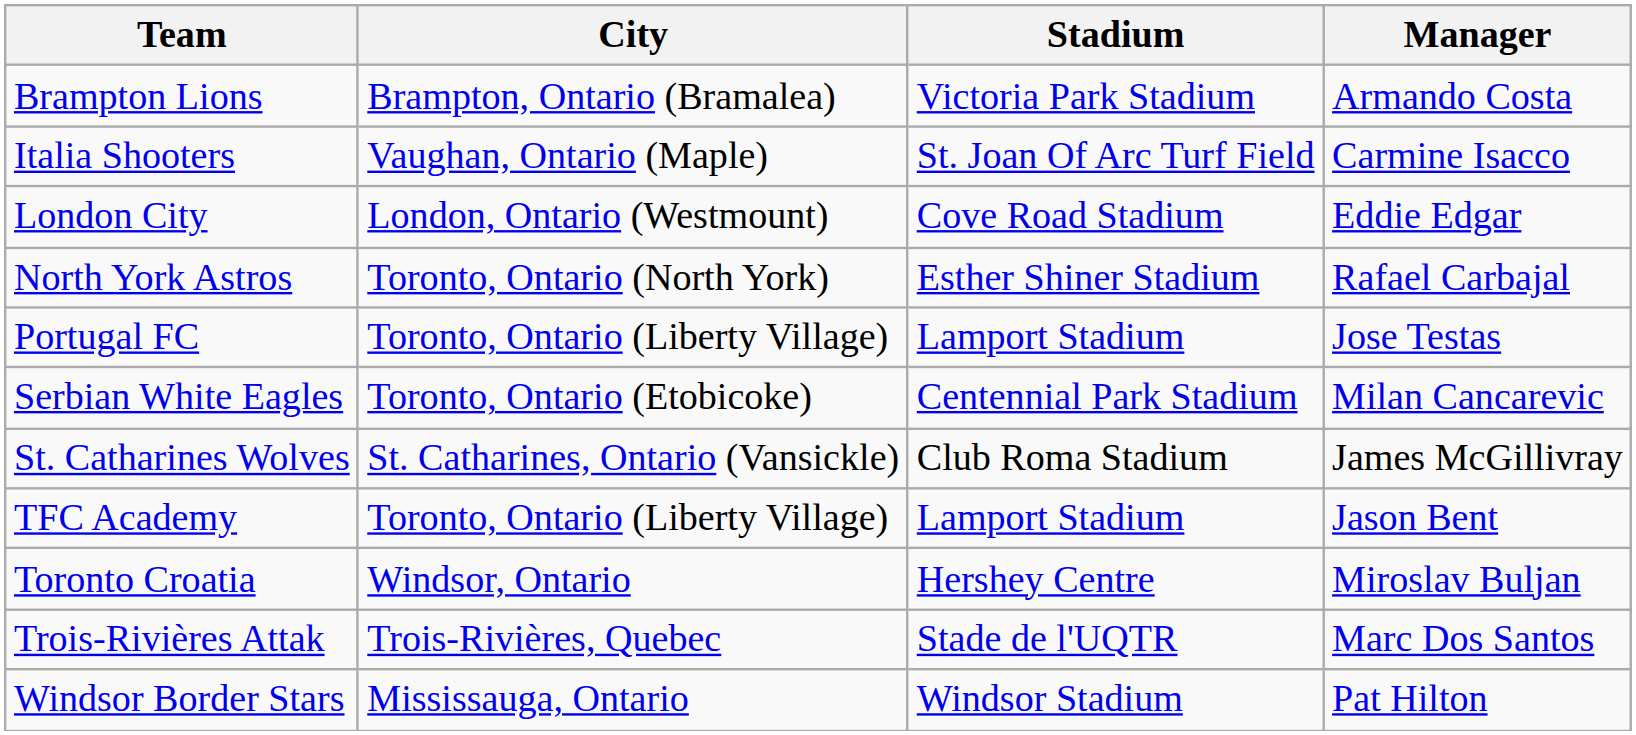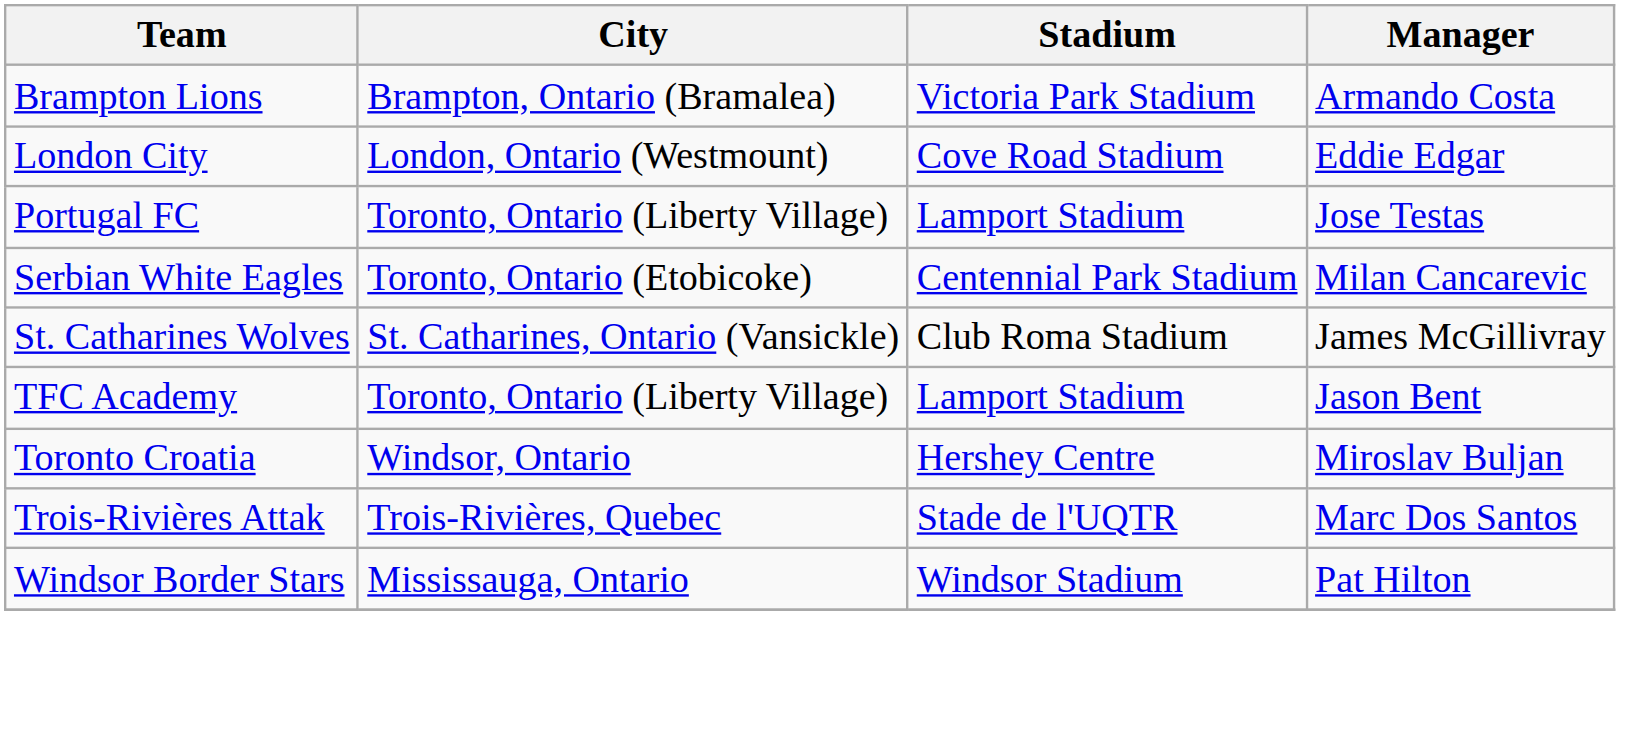- row: (124, 155)
- row: (153, 276)
